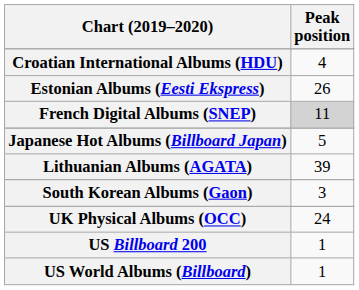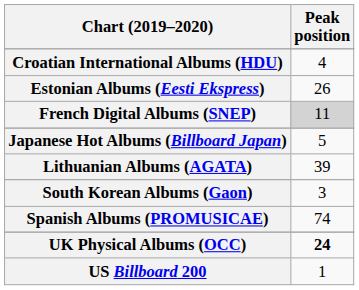+ row: (147, 219)
(322, 219) normal -> (322, 245) bold
- row: (147, 271)
